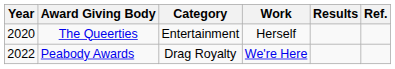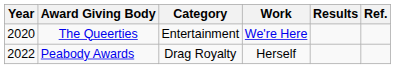(276, 34) Herself -> (276, 34) We're Here
(276, 53) We're Here -> (276, 53) Herself
